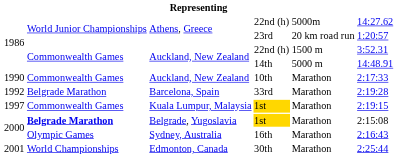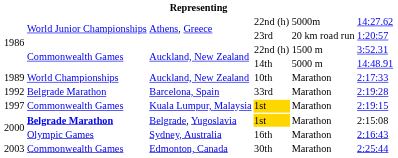(14, 78) 1990 -> (14, 78) 1989
(75, 78) Commonwealth Games -> (73, 78) World Championships
(14, 148) 2001 -> (14, 148) 2003
(73, 148) World Championships -> (75, 148) Commonwealth Games
